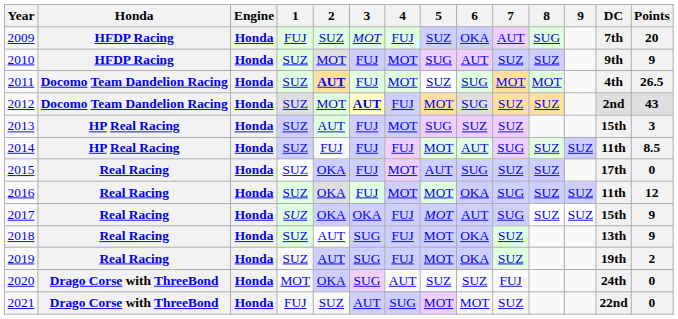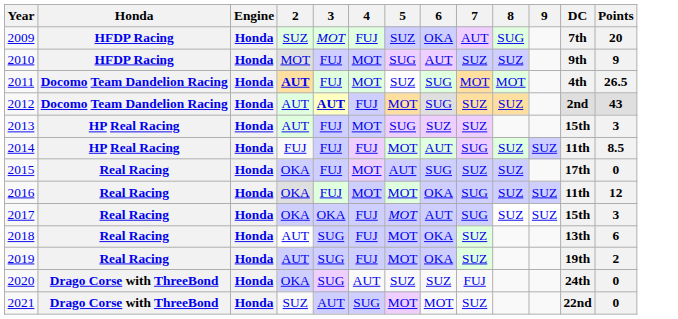- column: (295, 15)
(331, 104) MOT -> (295, 104) AUT
(652, 214) 9 -> (616, 214) 3
(652, 236) 9 -> (616, 236) 6
